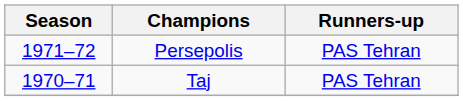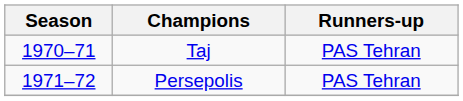rows swapped: (199, 80) <-> (199, 50)
